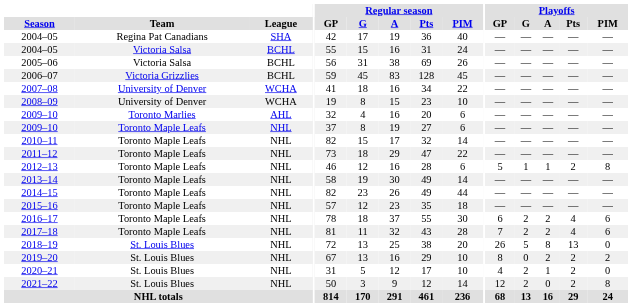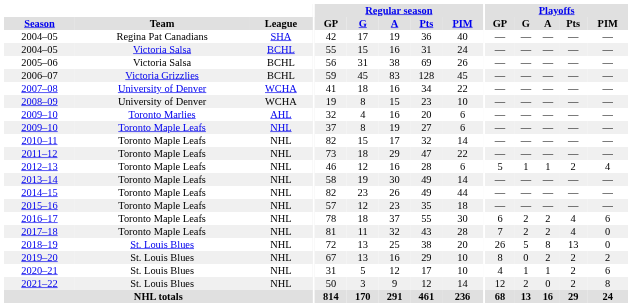(608, 166) 8 -> (608, 166) 4
(608, 231) 6 -> (608, 231) 0
(526, 270) 2 -> (526, 270) 1
(608, 270) 0 -> (608, 270) 6
